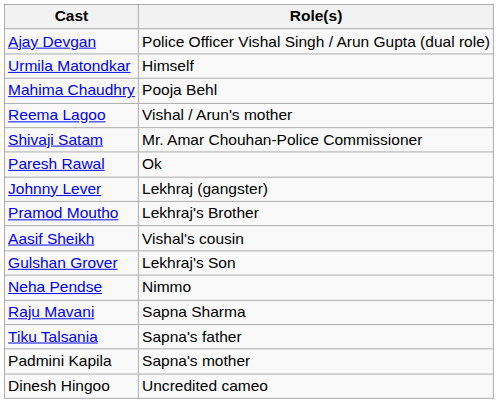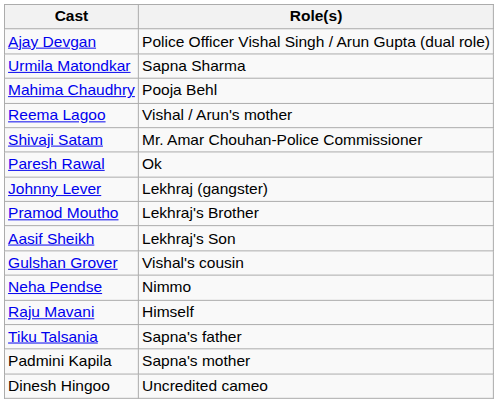(168, 66) Himself -> (194, 66) Sapna Sharma
(193, 238) Vishal's cousin -> (189, 238) Lekhraj's Son
(189, 262) Lekhraj's Son -> (193, 262) Vishal's cousin
(194, 312) Sapna Sharma -> (168, 312) Himself
